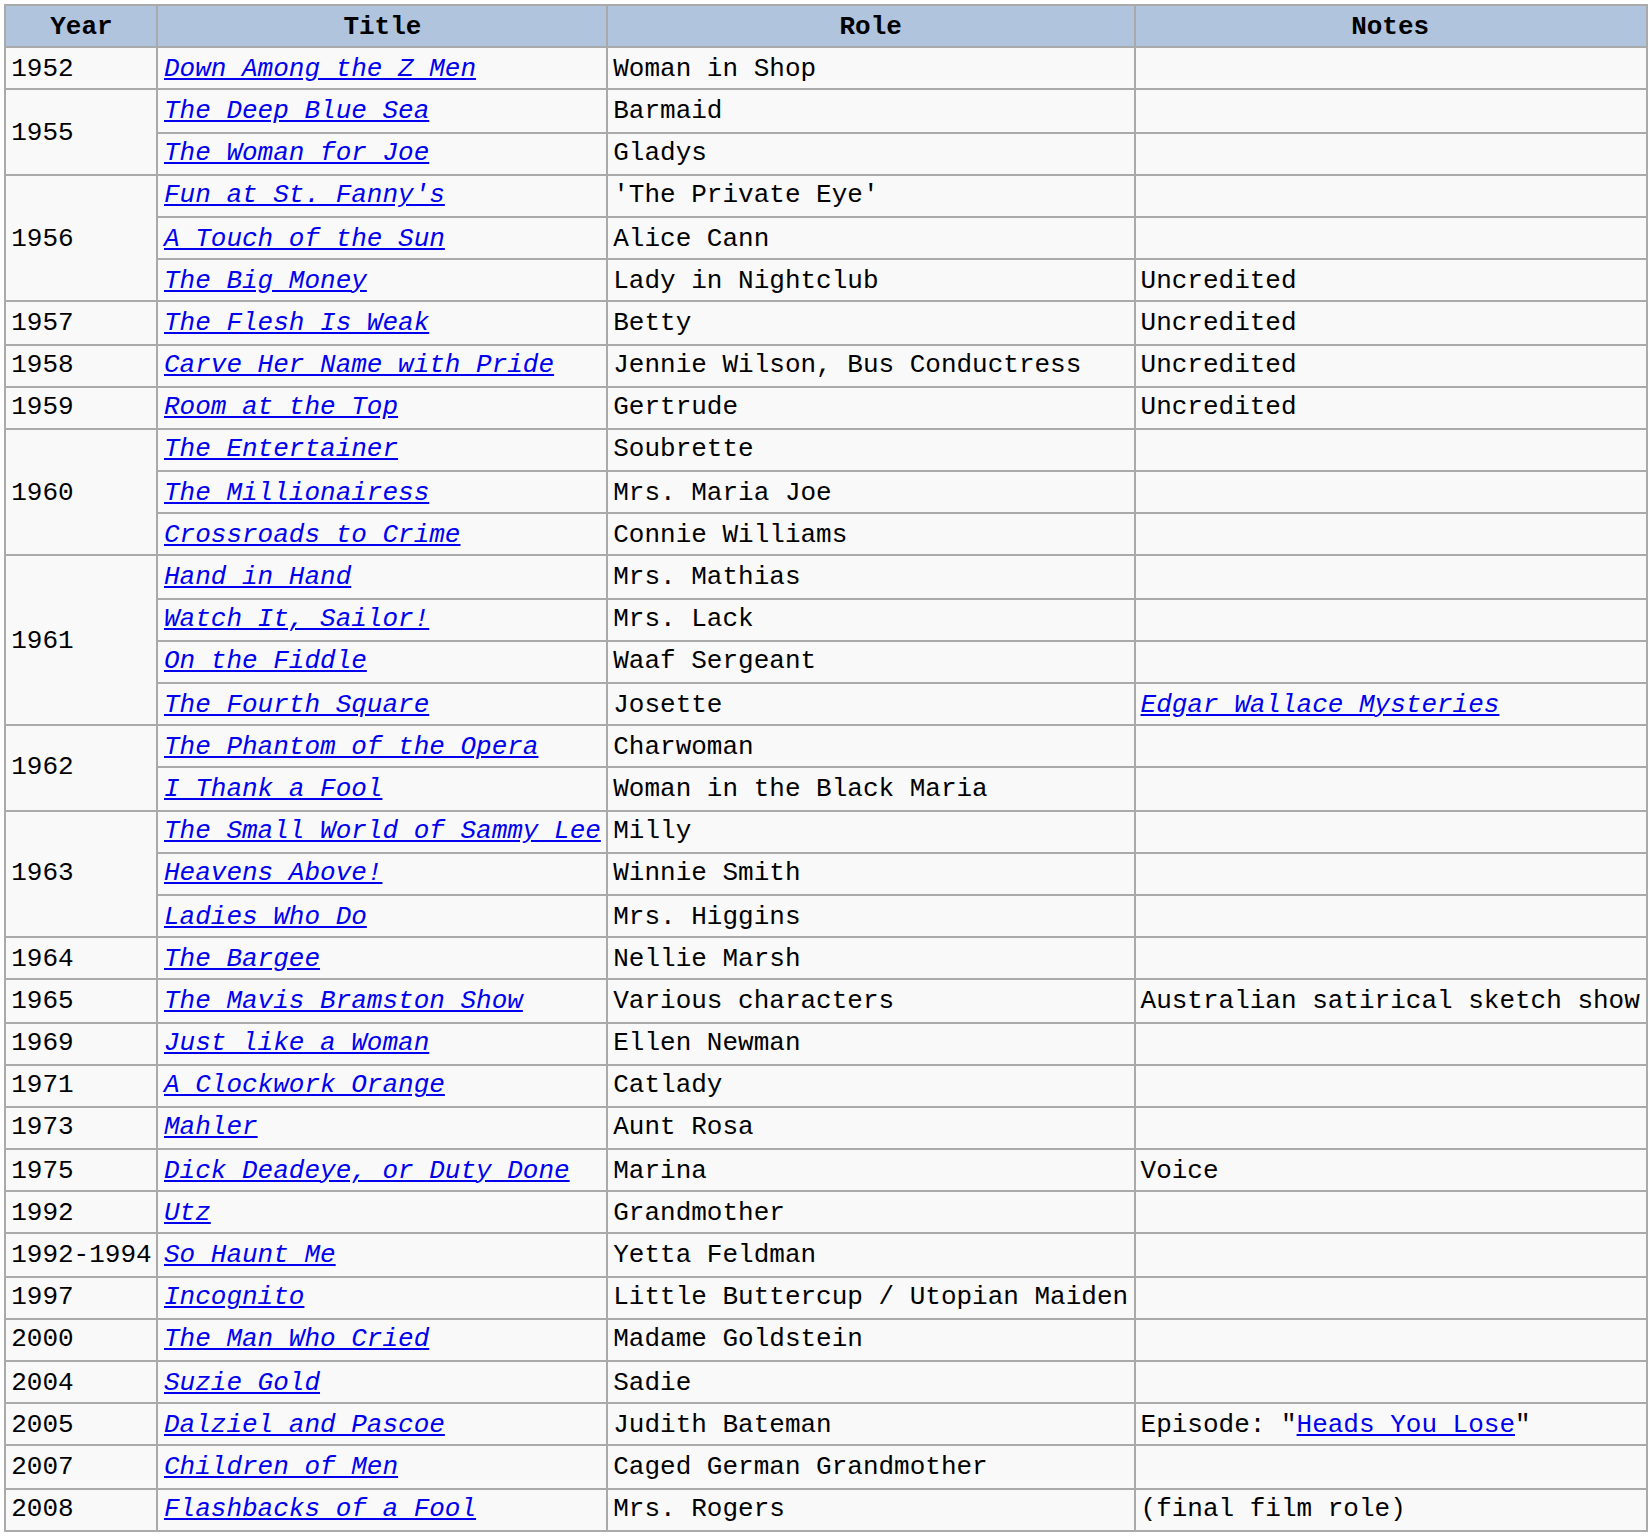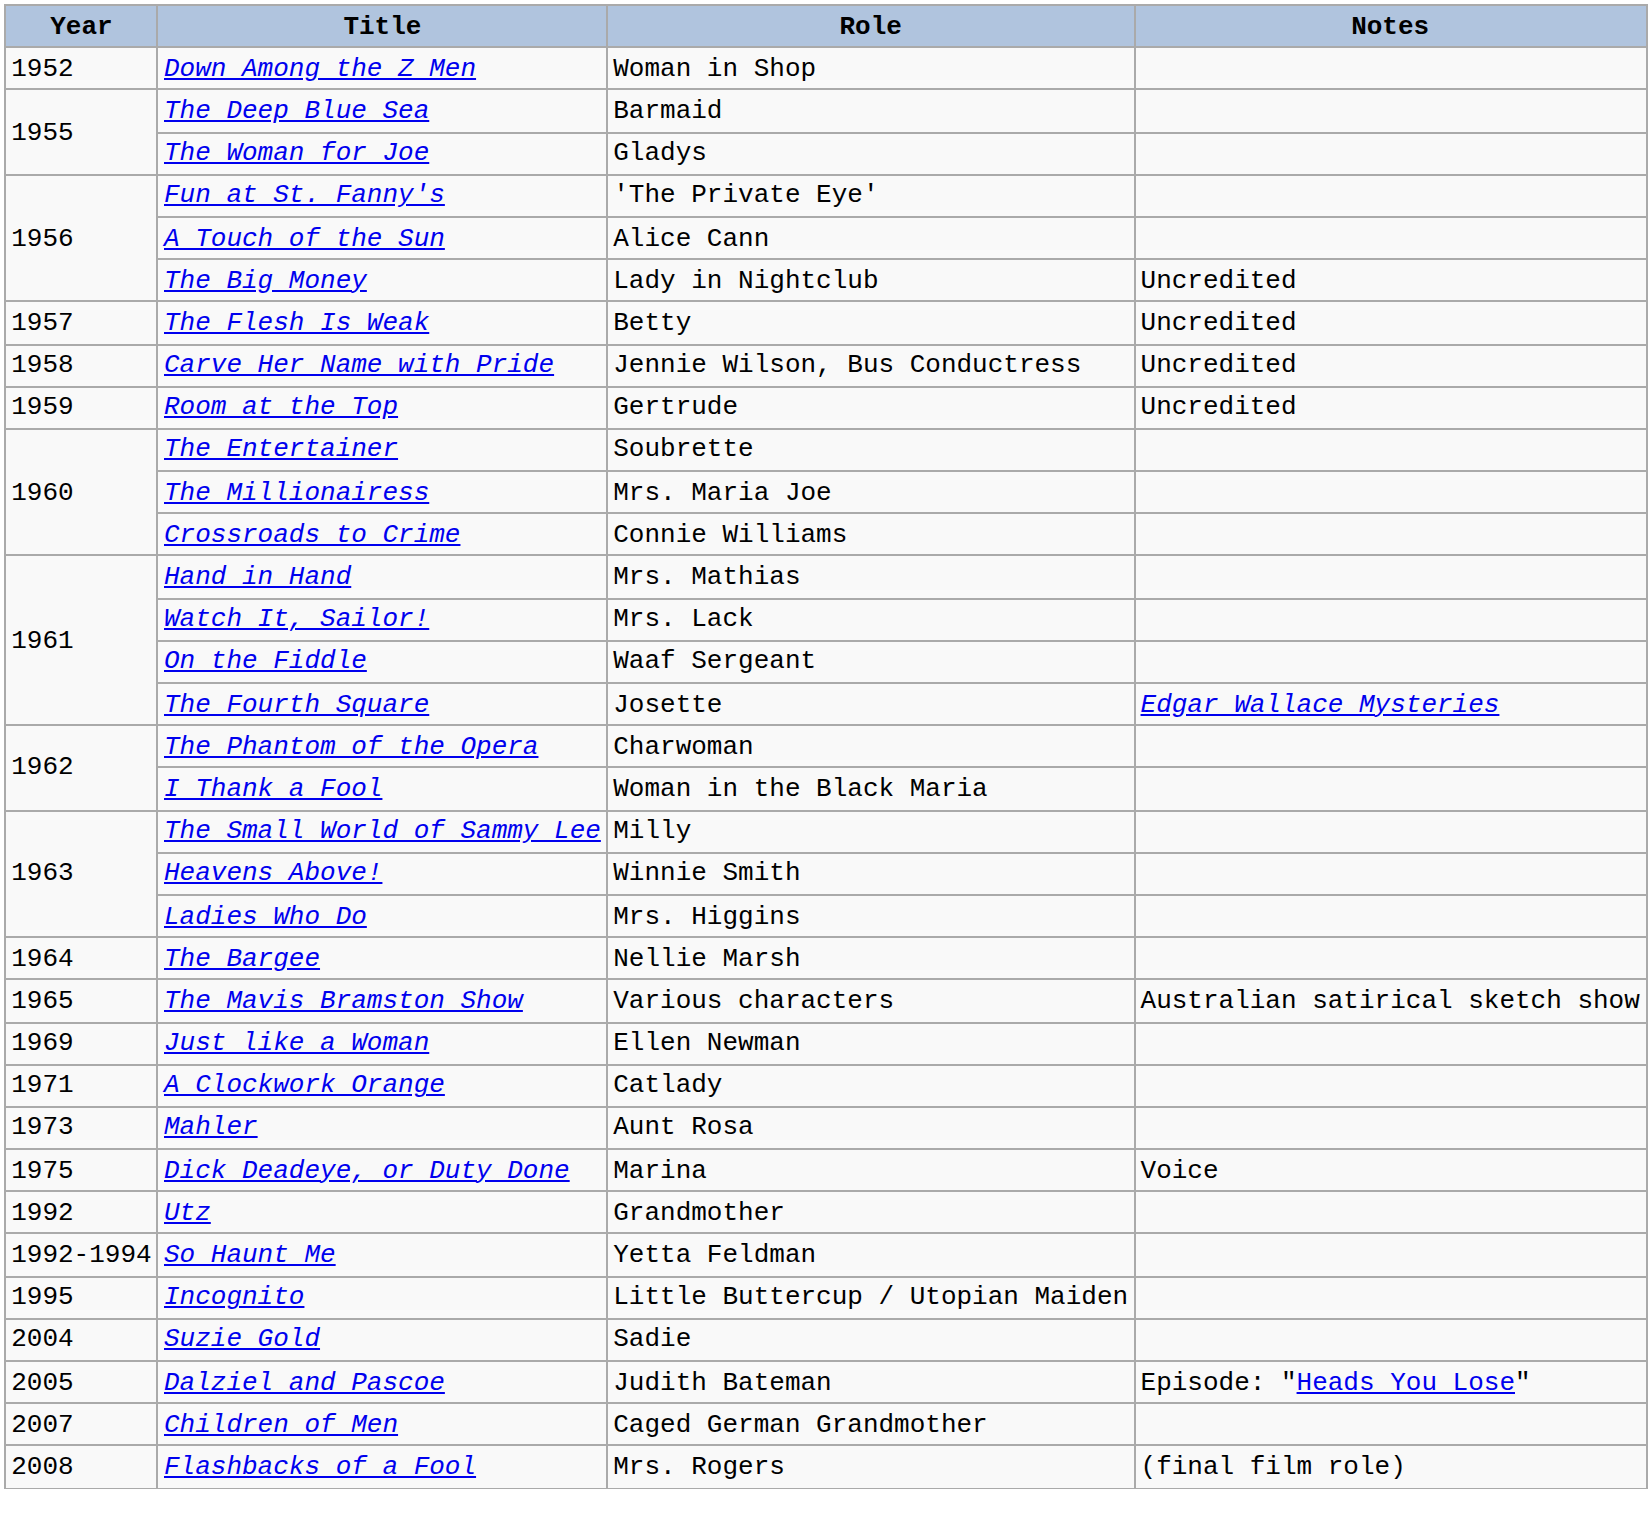(42, 1297) 1997 -> (42, 1297) 1995
- row: (297, 1340)
